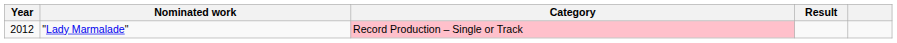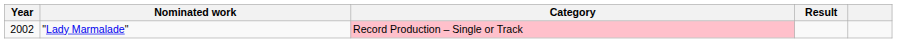(22, 29) 2012 -> (22, 29) 2002
